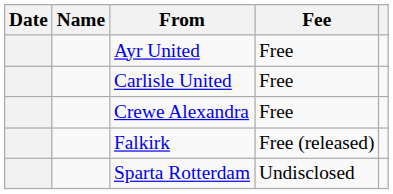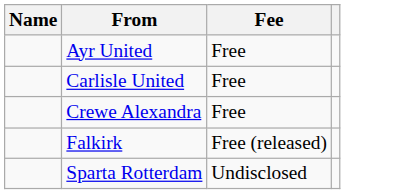- column: (28, 19)
